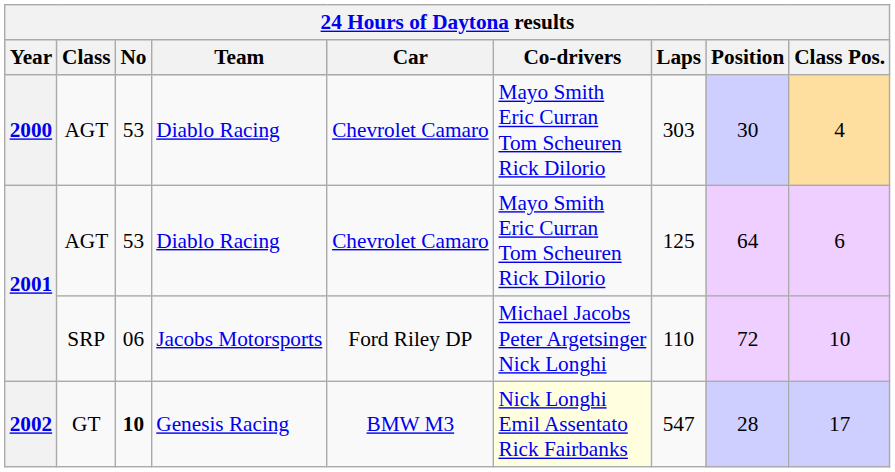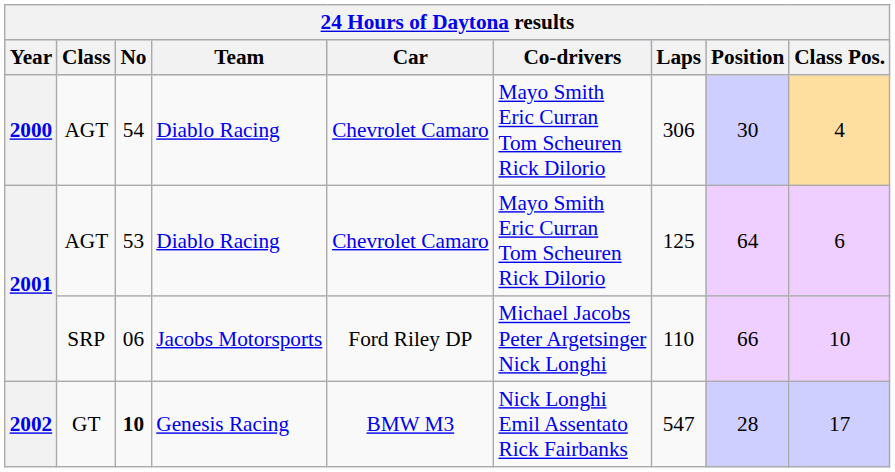(133, 130) 53 -> (133, 130) 54
(679, 130) 303 -> (679, 130) 306
(748, 338) 72 -> (748, 338) 66
(563, 424) lightyellow background -> (563, 424) no background
